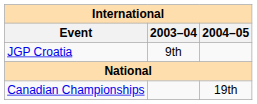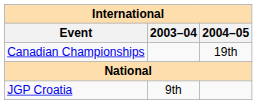rows swapped: (40, 52) <-> (76, 90)
